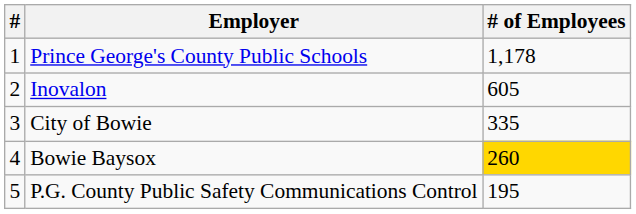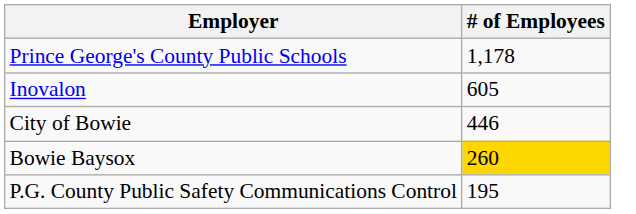- column: (15, 21)
(503, 123) 335 -> (483, 123) 446
